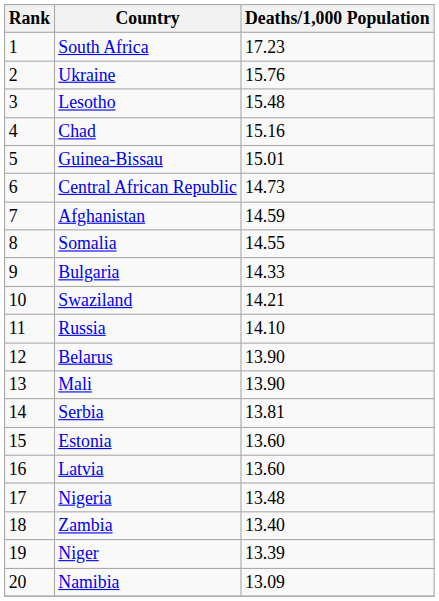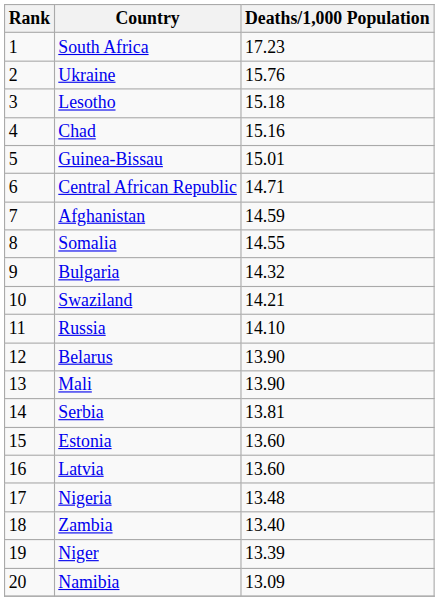(265, 103) 15.48 -> (265, 103) 15.18
(265, 187) 14.73 -> (265, 187) 14.71
(265, 272) 14.33 -> (265, 272) 14.32
